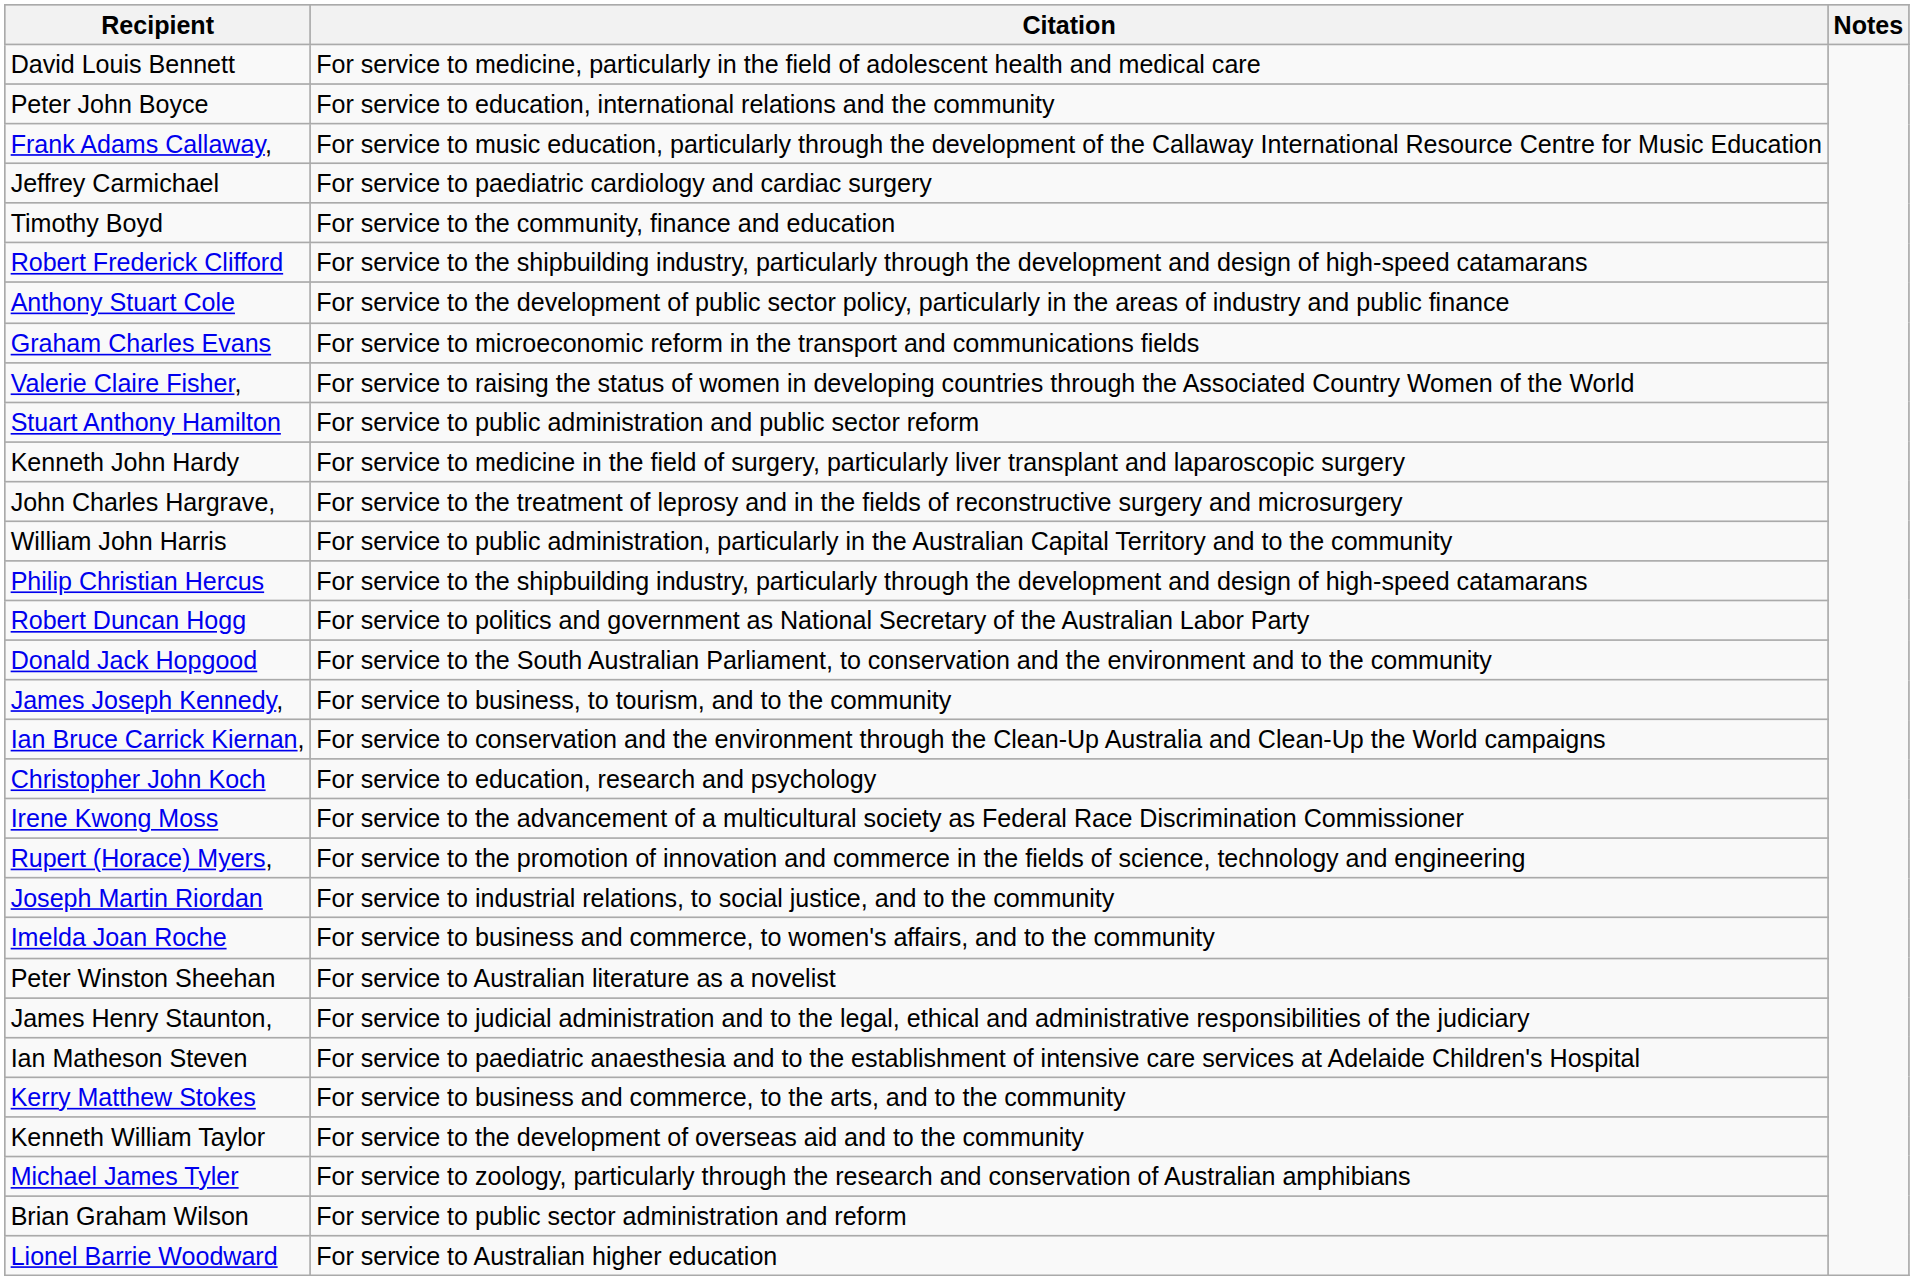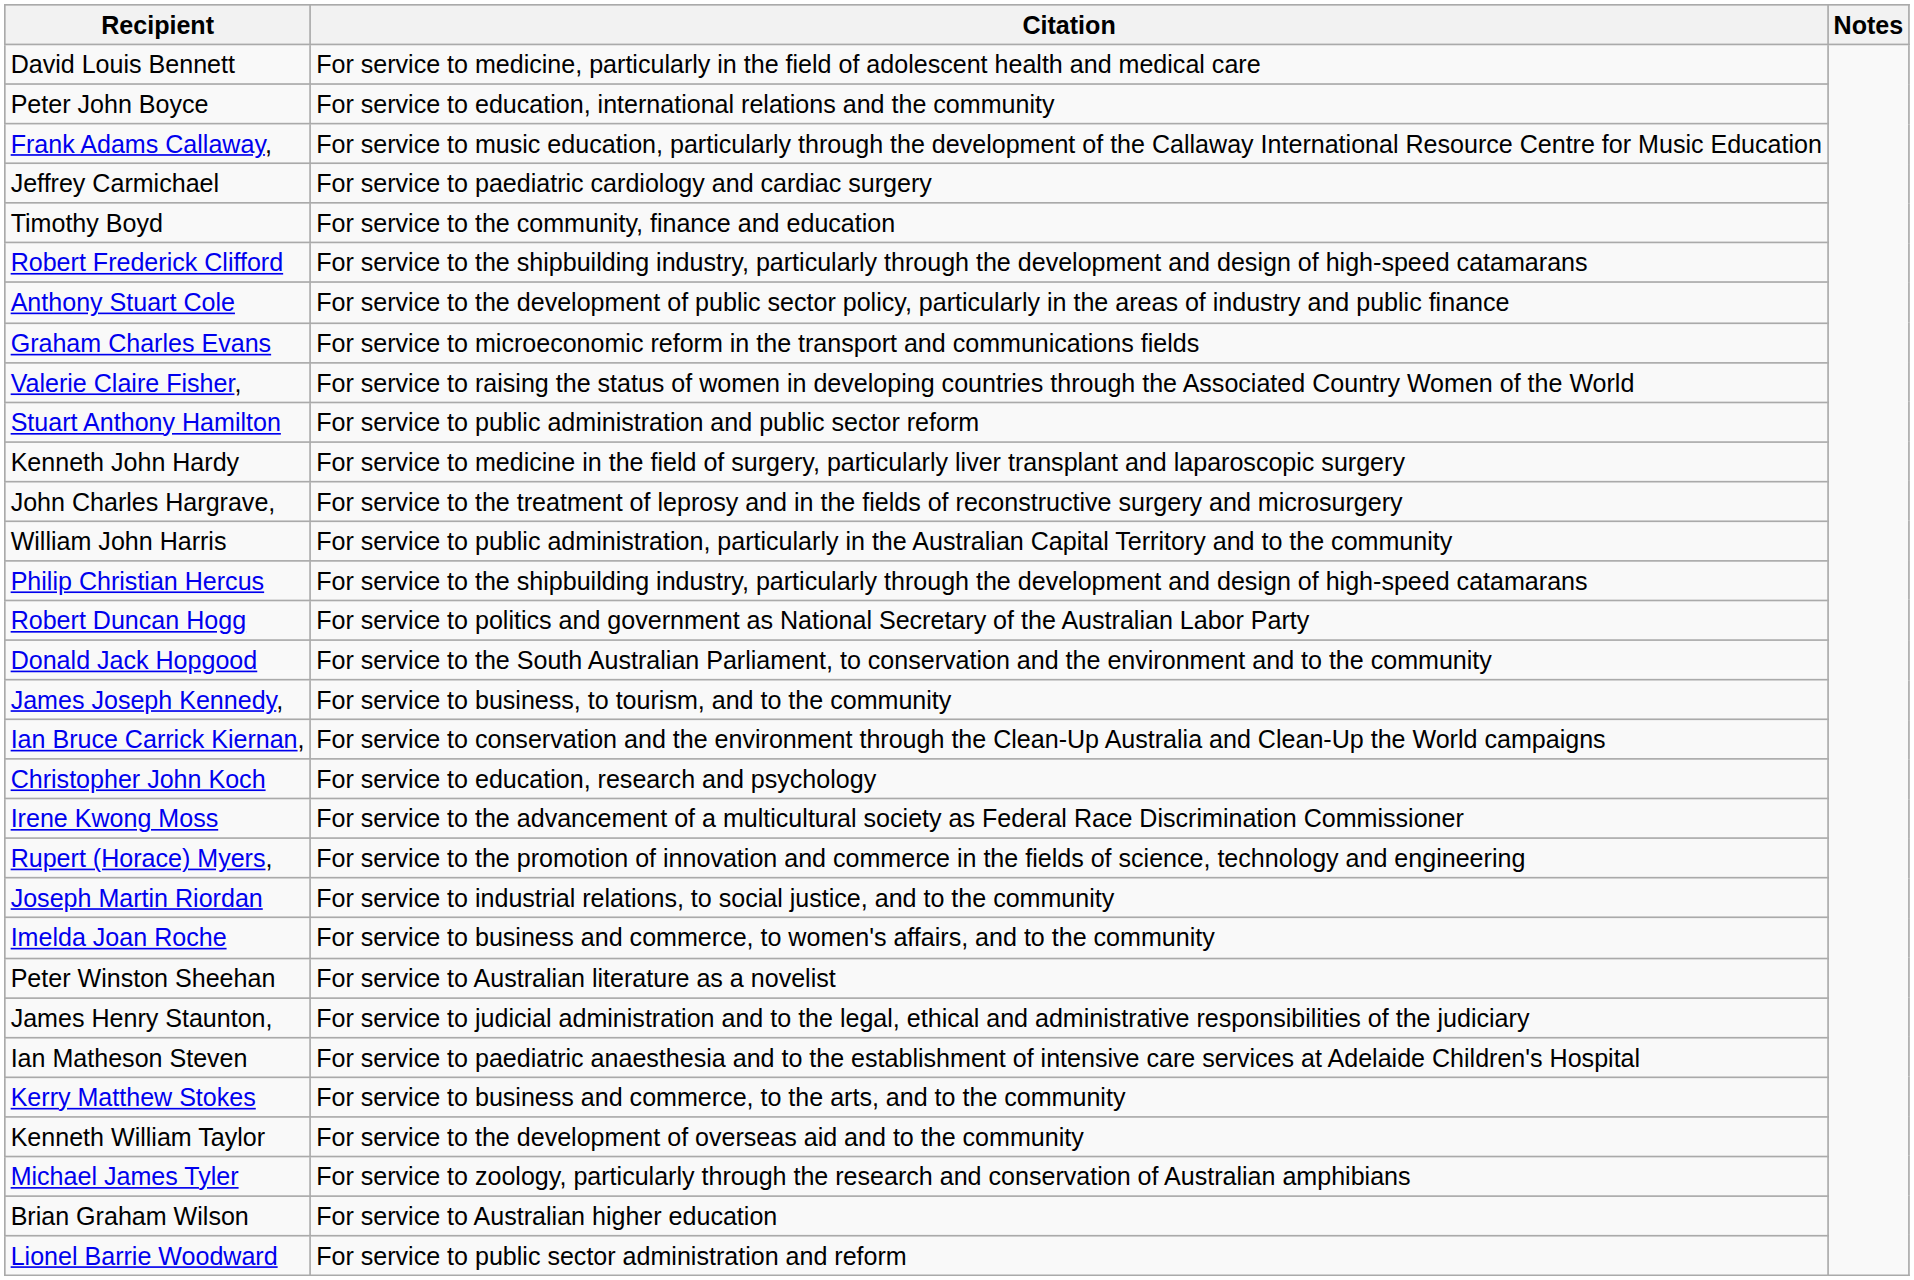(611, 1216) For service to public sector administration and reform -> (547, 1216) For service to Australian higher education
(547, 1256) For service to Australian higher education -> (611, 1256) For service to public sector administration and reform
